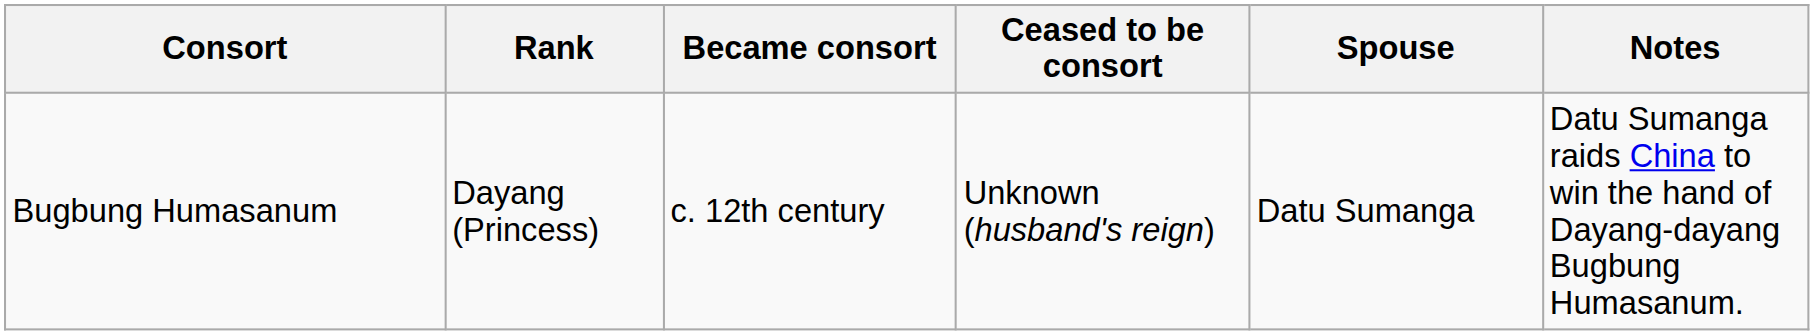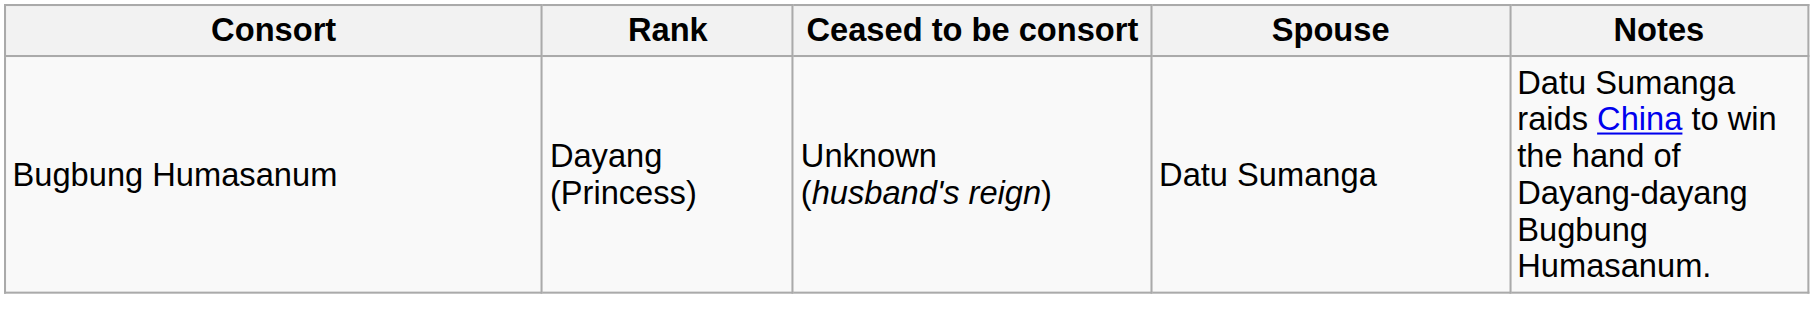- column: (810, 48)
